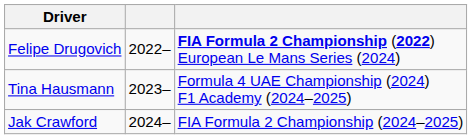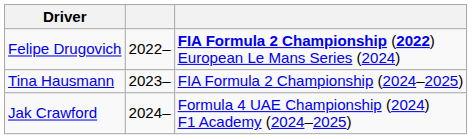(304, 90) Formula 4 UAE Championship (2024) F1 Academy (2024–2025) -> (320, 81) FIA Formula 2 Championship (2024–2025)
(320, 122) FIA Formula 2 Championship (2024–2025) -> (304, 114) Formula 4 UAE Championship (2024) F1 Academy (2024–2025)
